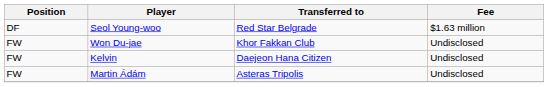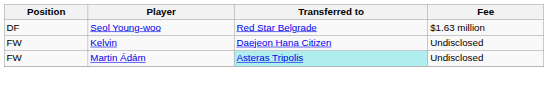- row: (116, 43)
(270, 74) no background -> (270, 58) paleturquoise background
